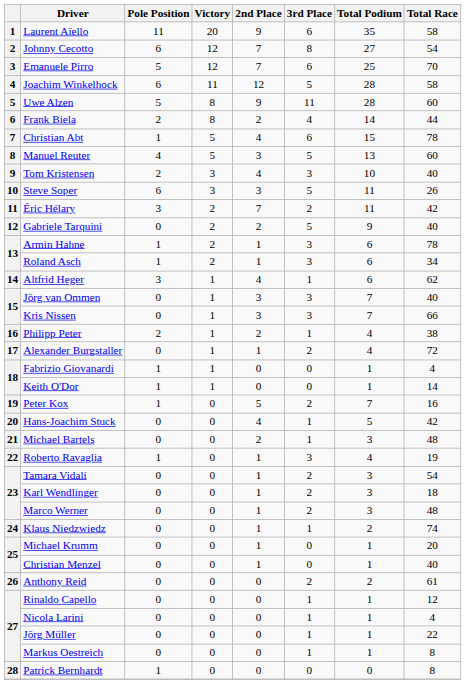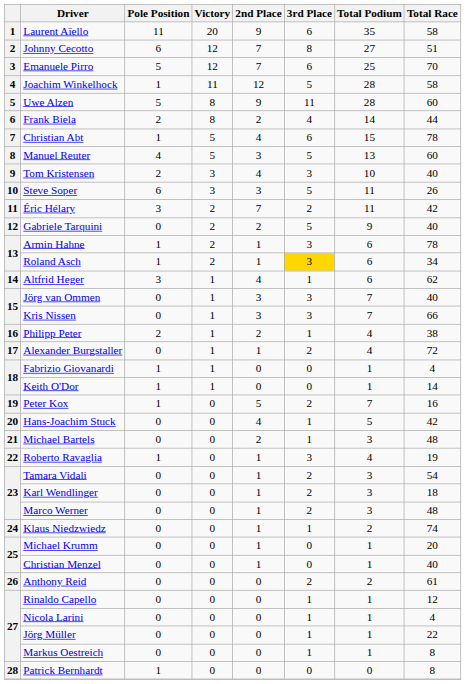(432, 48) 54 -> (432, 48) 51
(158, 84) 6 -> (158, 84) 1
(309, 262) no background -> (309, 262) gold background
